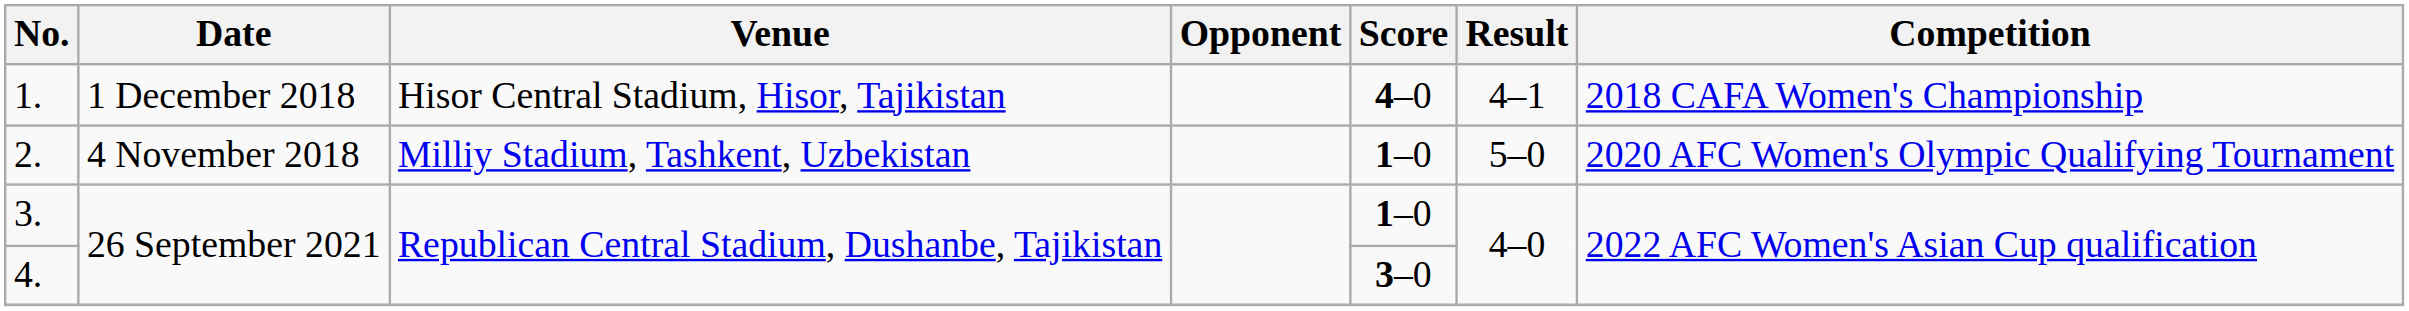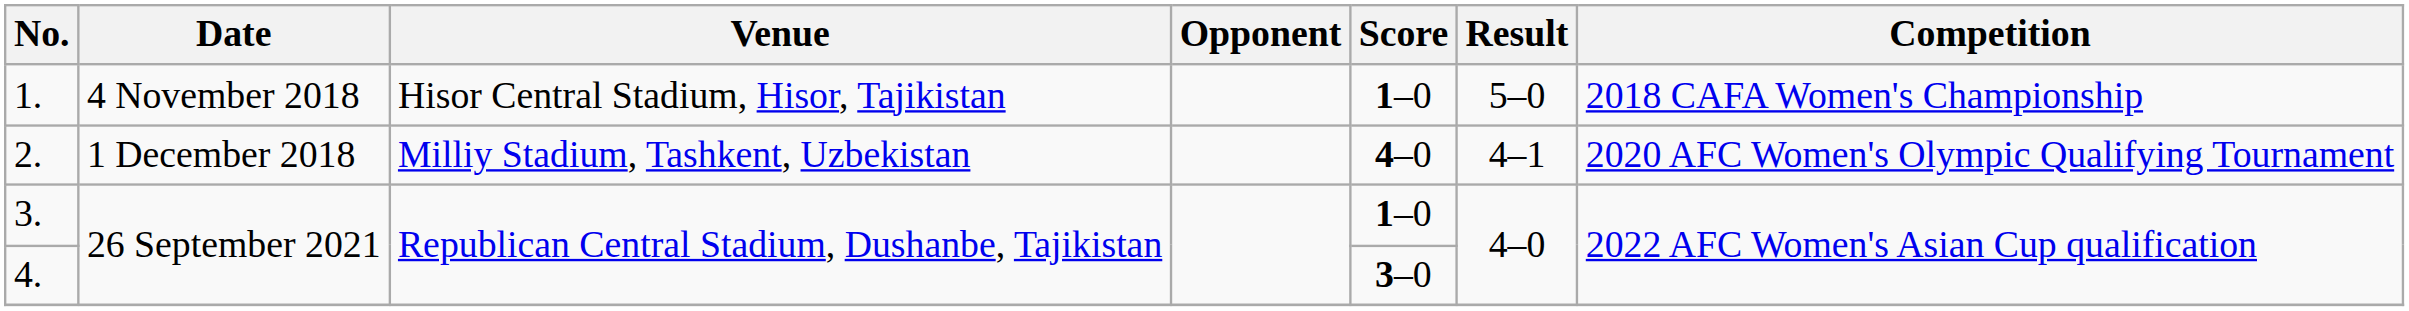(221, 94) 1 December 2018 -> (223, 94) 4 November 2018
(1403, 94) 4–0 -> (1403, 94) 1–0
(1517, 94) 4–1 -> (1517, 94) 5–0
(223, 154) 4 November 2018 -> (221, 154) 1 December 2018
(1403, 154) 1–0 -> (1403, 154) 4–0
(1517, 154) 5–0 -> (1517, 154) 4–1
